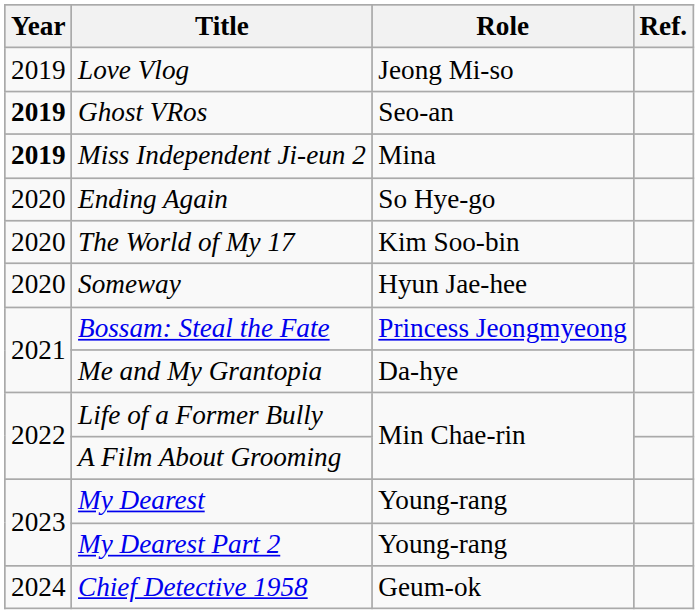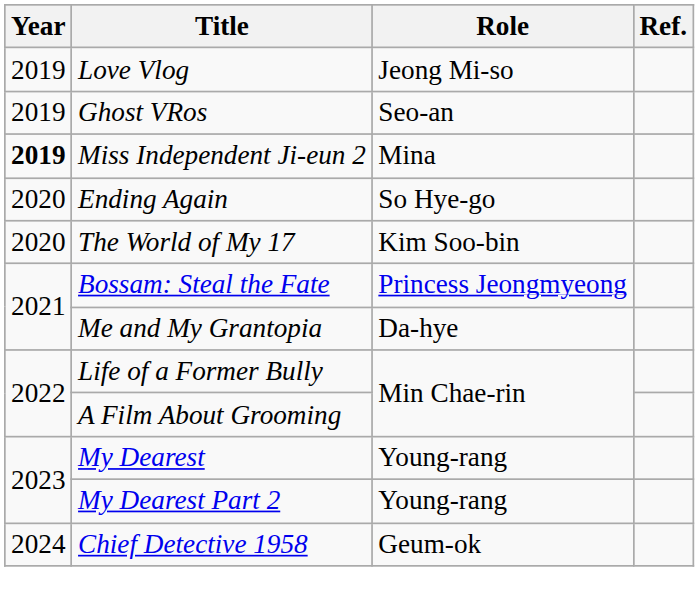(38, 112) bold -> (38, 112) normal
- row: (129, 284)
